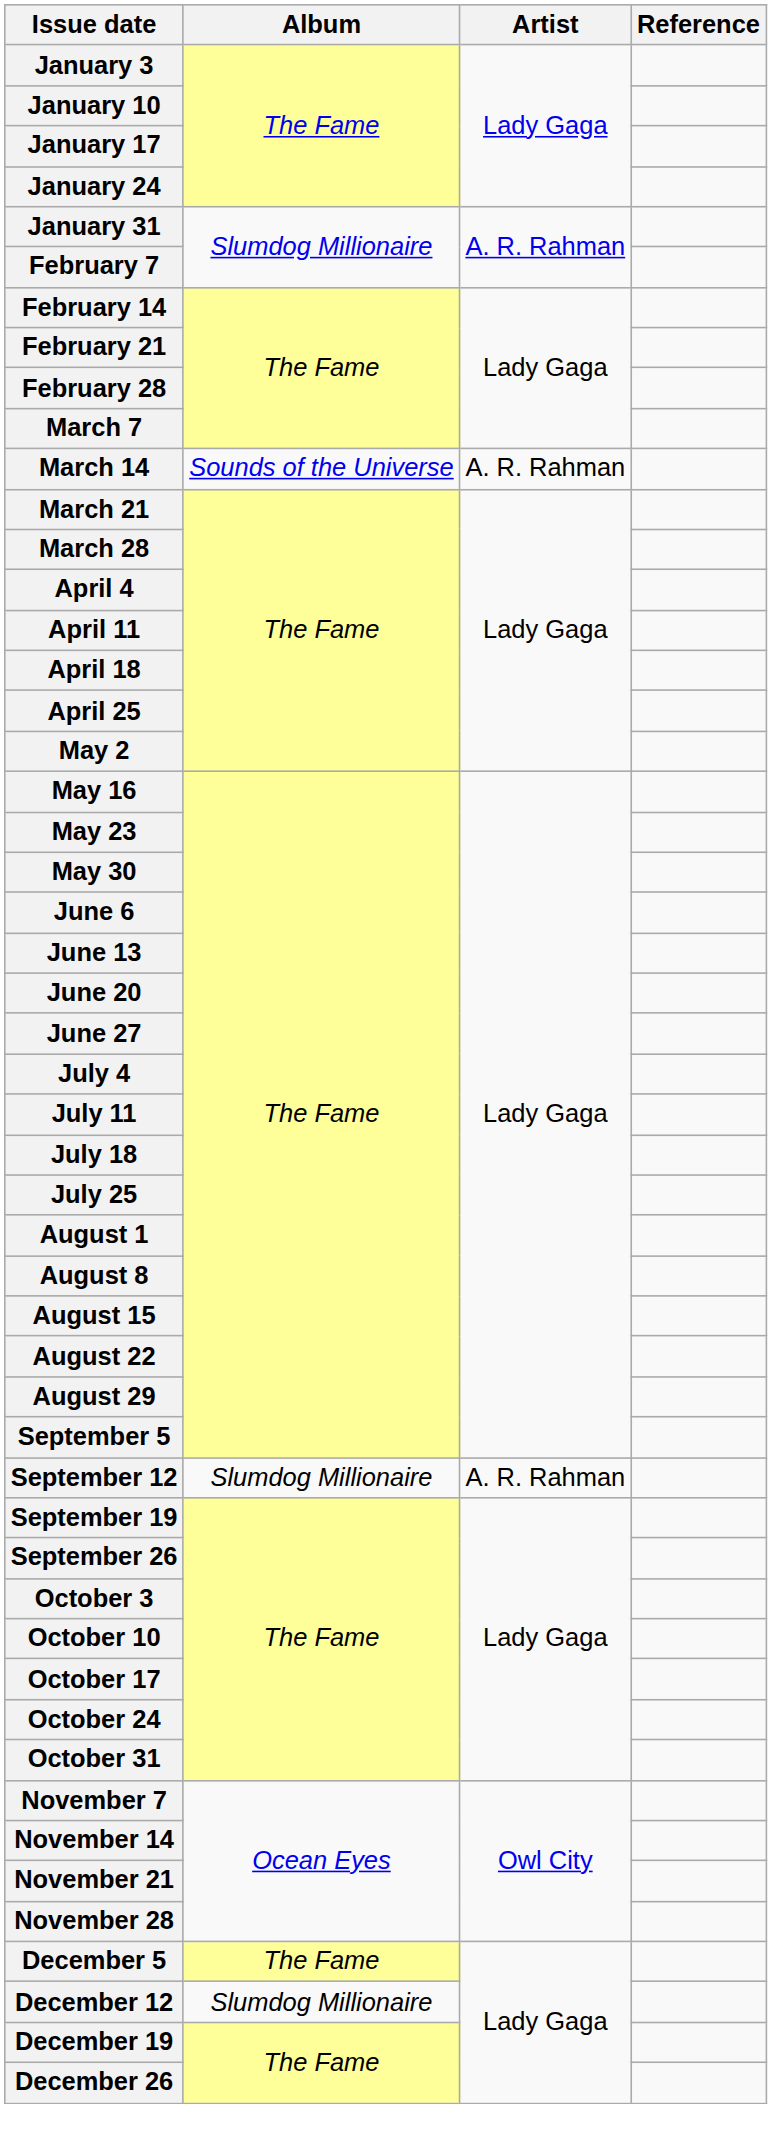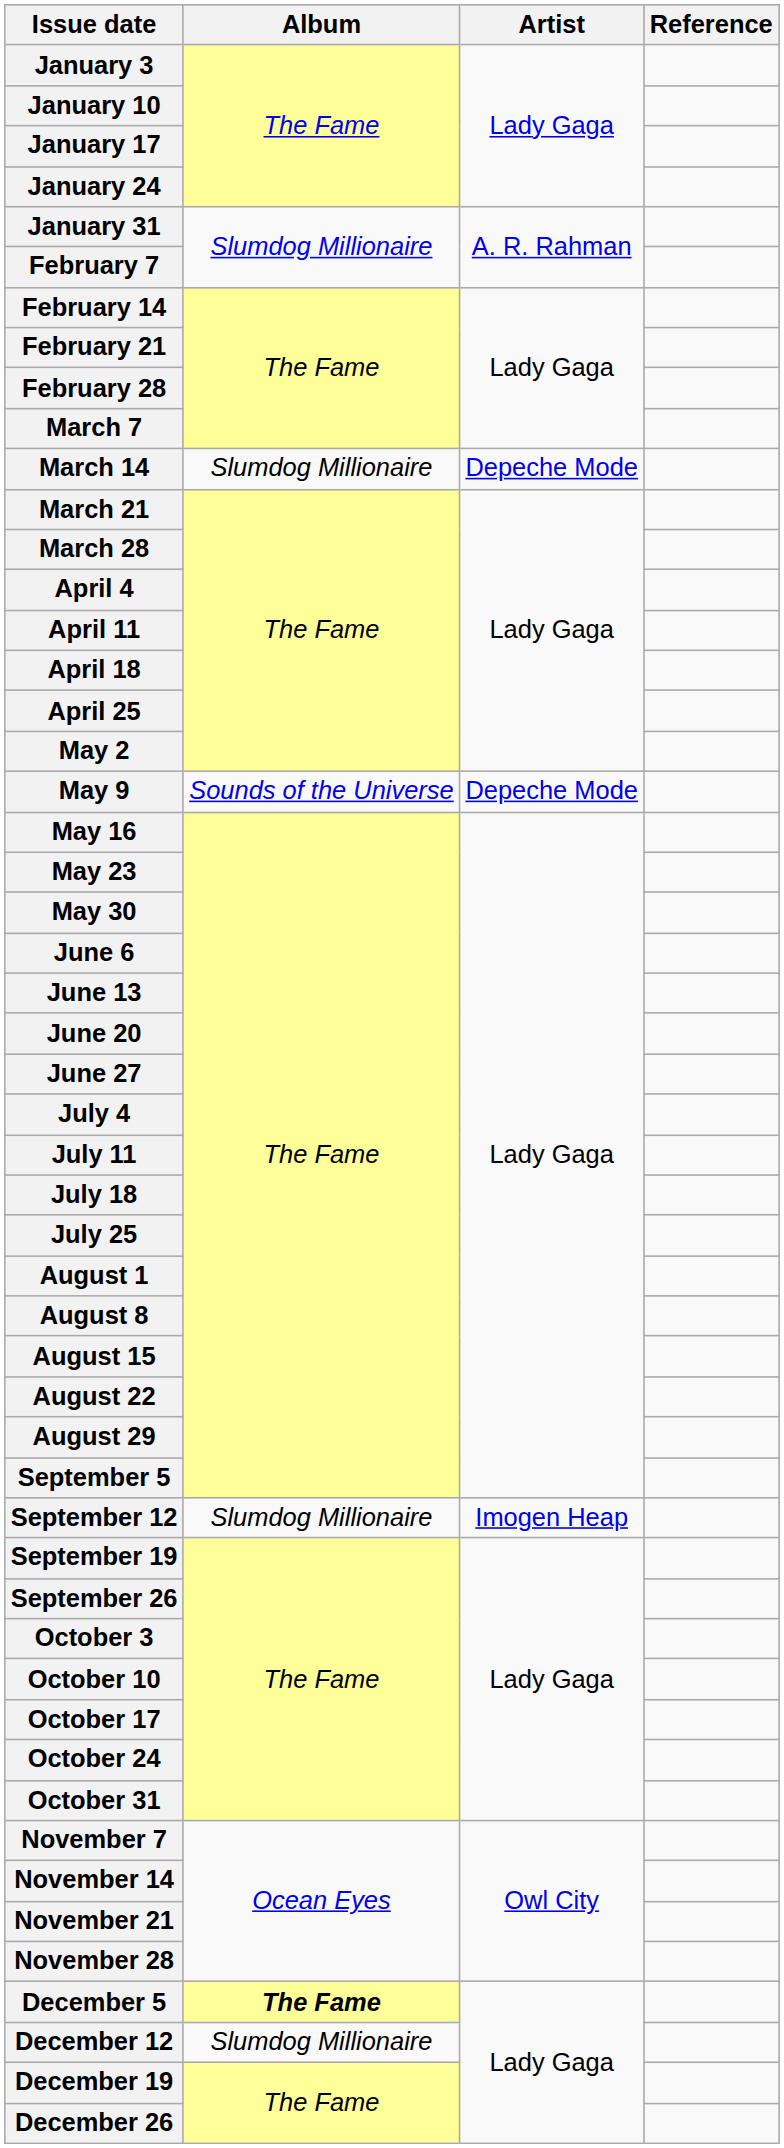(321, 468) Sounds of the Universe -> (321, 468) Slumdog Millionaire
(545, 468) A. R. Rahman -> (552, 468) Depeche Mode
+ row: (94, 791)
(545, 1477) A. R. Rahman -> (552, 1517) Imogen Heap
(321, 1961) normal -> (321, 2001) bold
